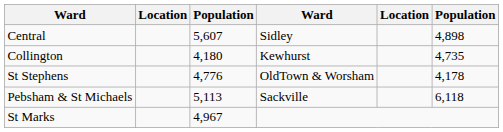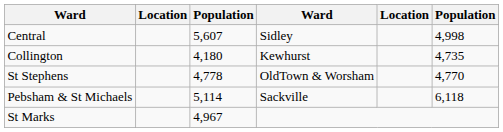(450, 35) 4,898 -> (450, 35) 4,998
(208, 76) 4,776 -> (208, 76) 4,778
(450, 76) 4,178 -> (450, 76) 4,770
(208, 96) 5,113 -> (208, 96) 5,114
